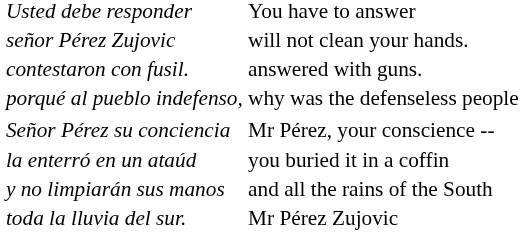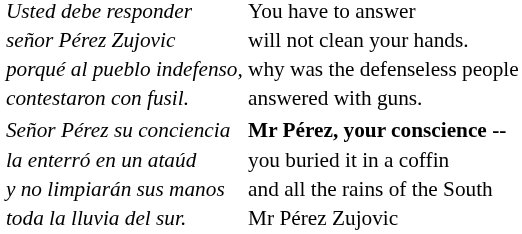rows swapped: (124, 98) <-> (97, 69)
(371, 130) normal -> (377, 130) bold
